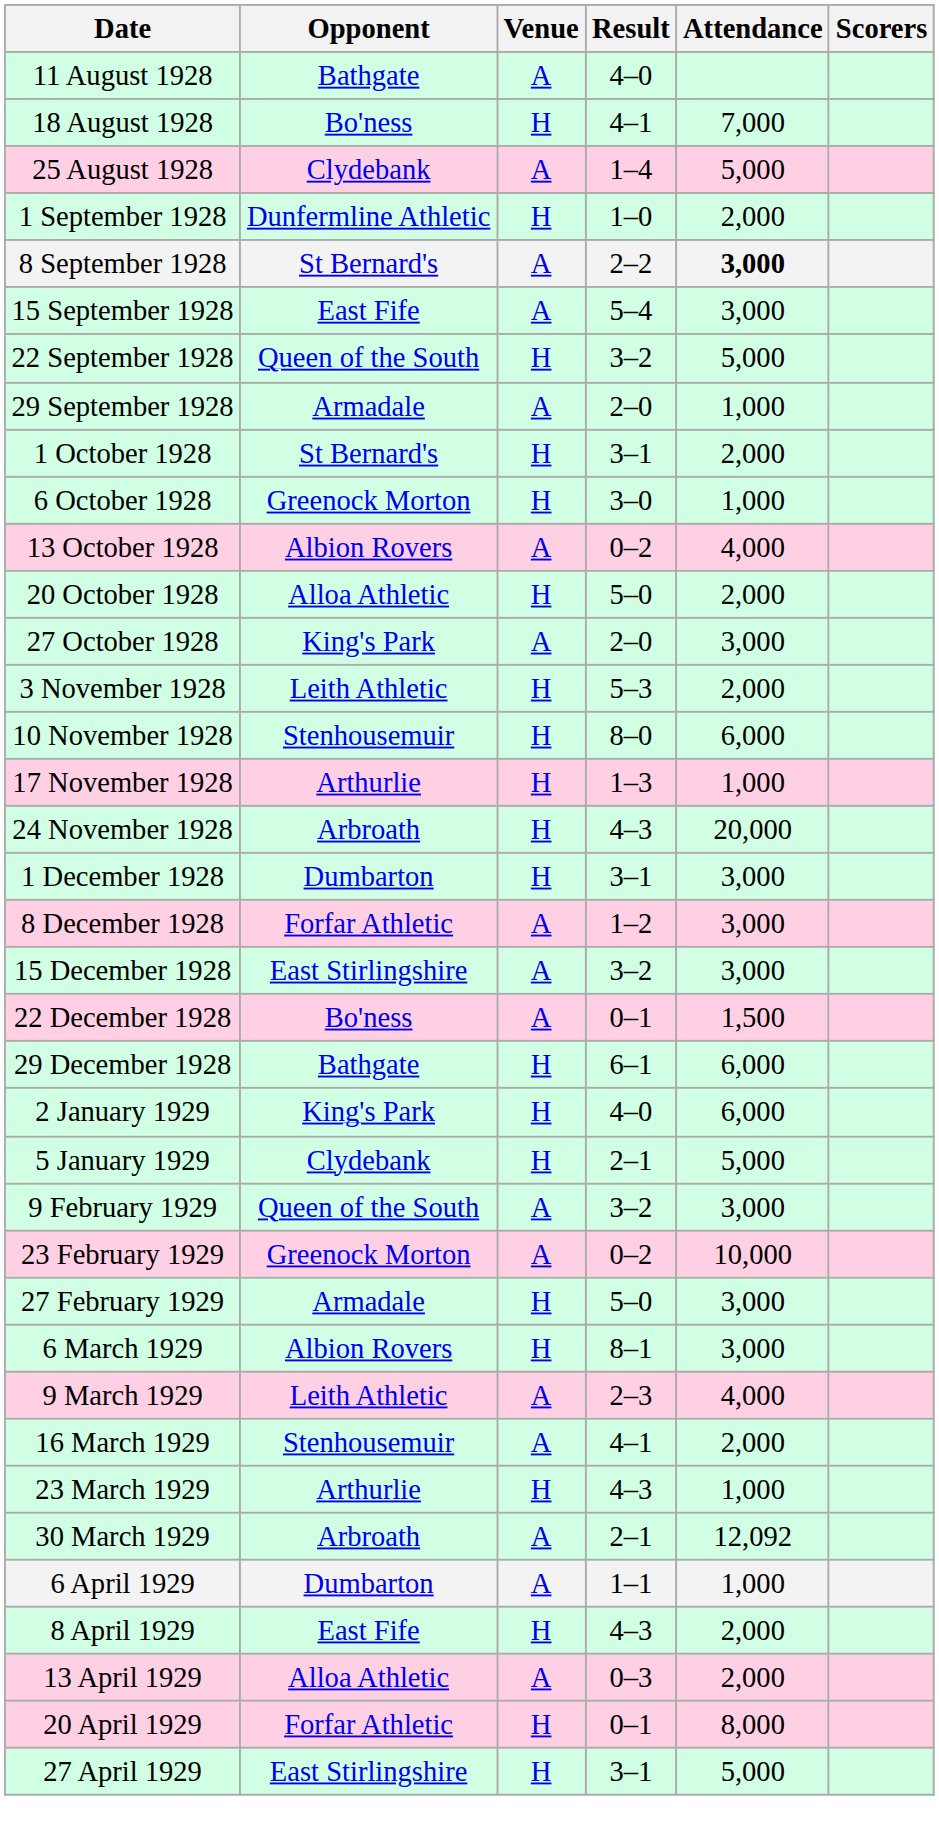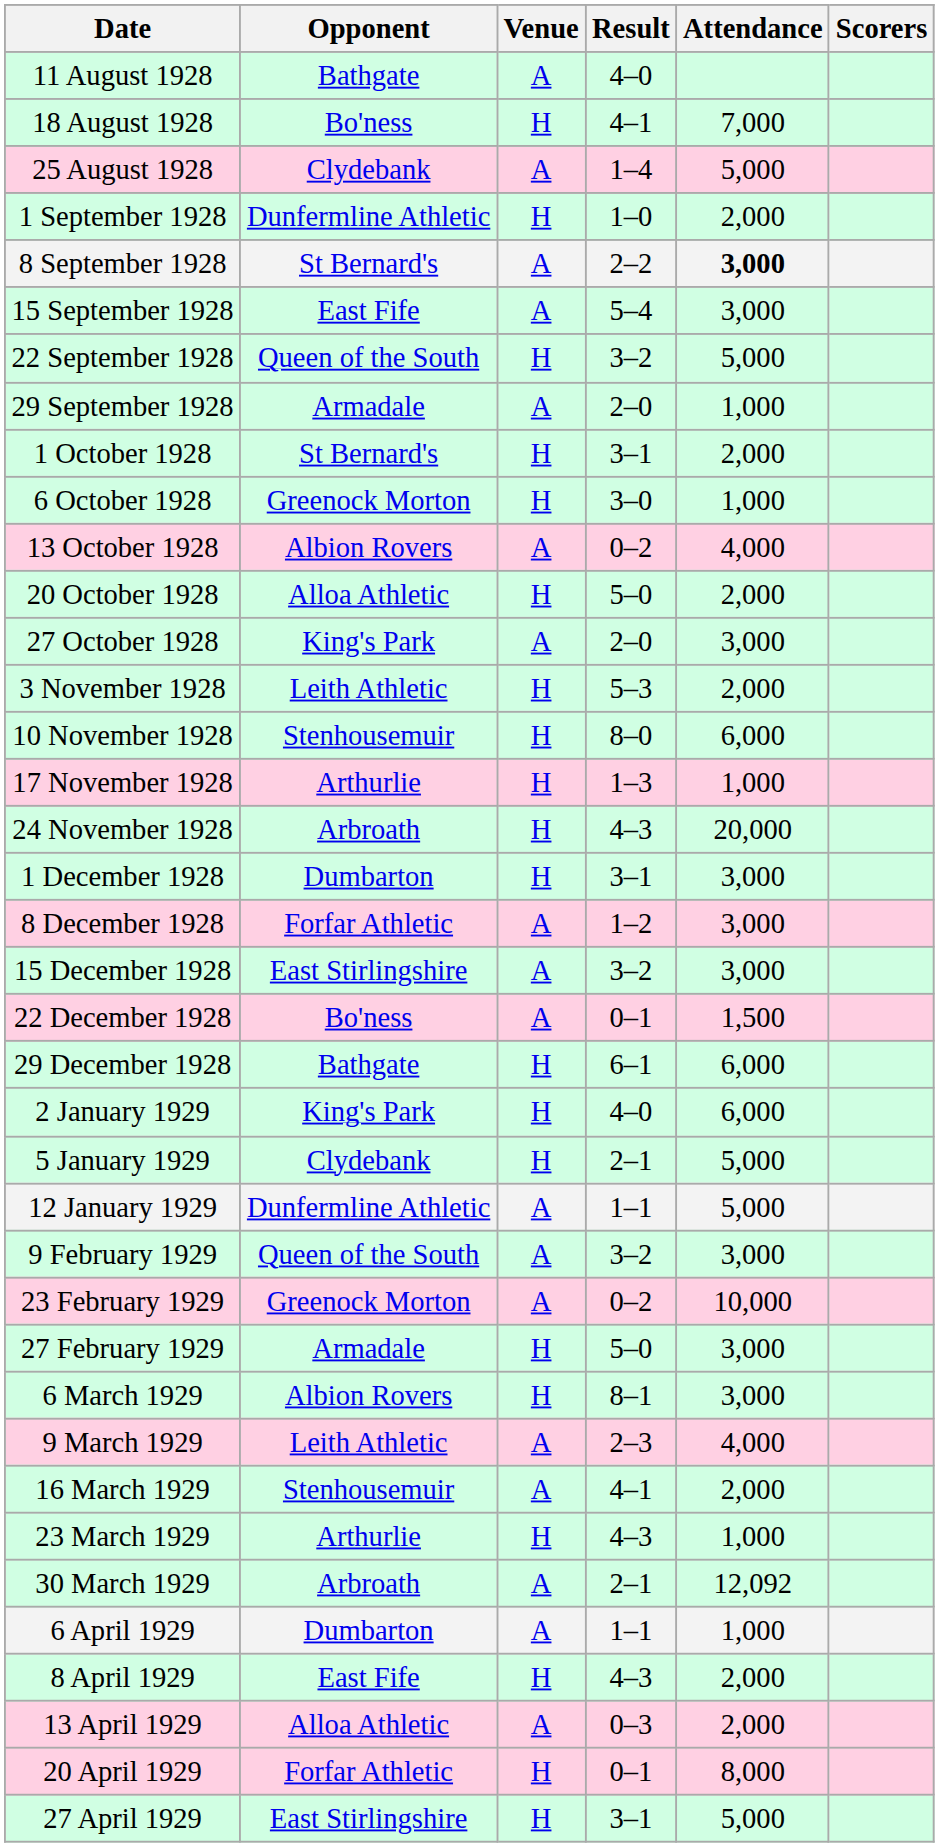+ row: (123, 1206)
